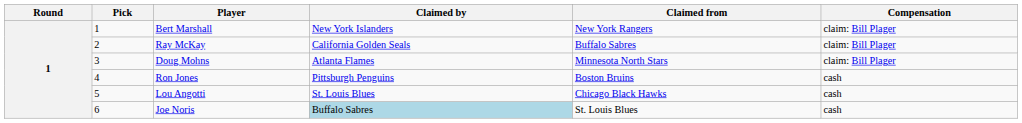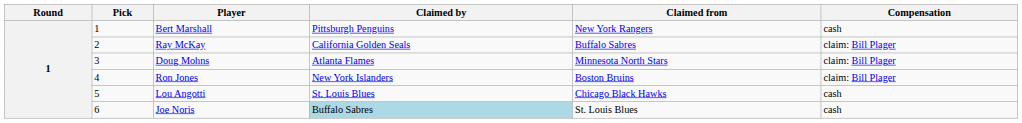(352, 28) New York Islanders -> (353, 28) Pittsburgh Penguins
(860, 28) claim: Bill Plager -> (833, 28) cash
(353, 77) Pittsburgh Penguins -> (352, 77) New York Islanders
(833, 77) cash -> (860, 77) claim: Bill Plager
